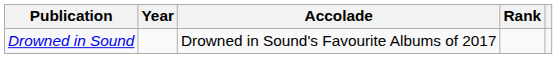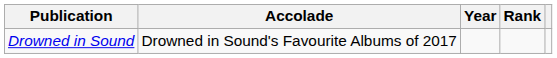columns swapped: (339, 16) <-> (158, 16)
